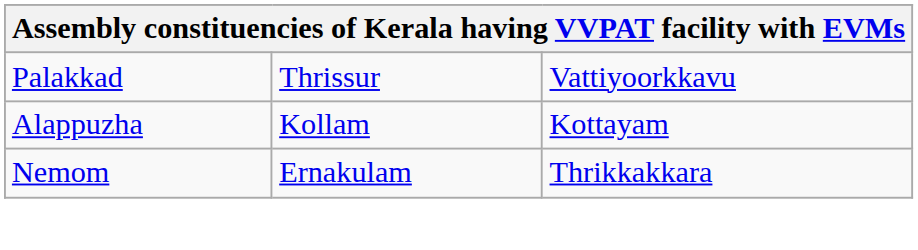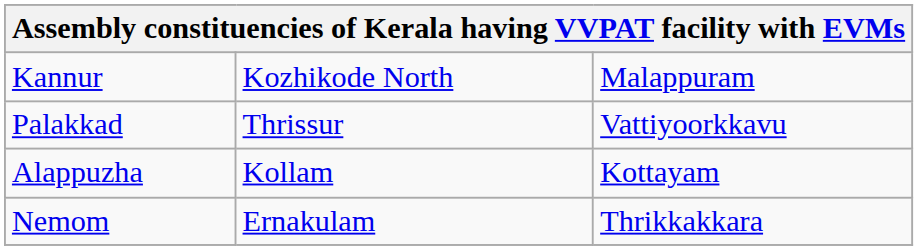+ row: (57, 76)
